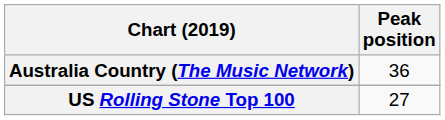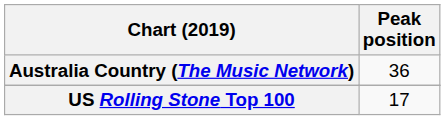(399, 99) 27 -> (399, 99) 17
